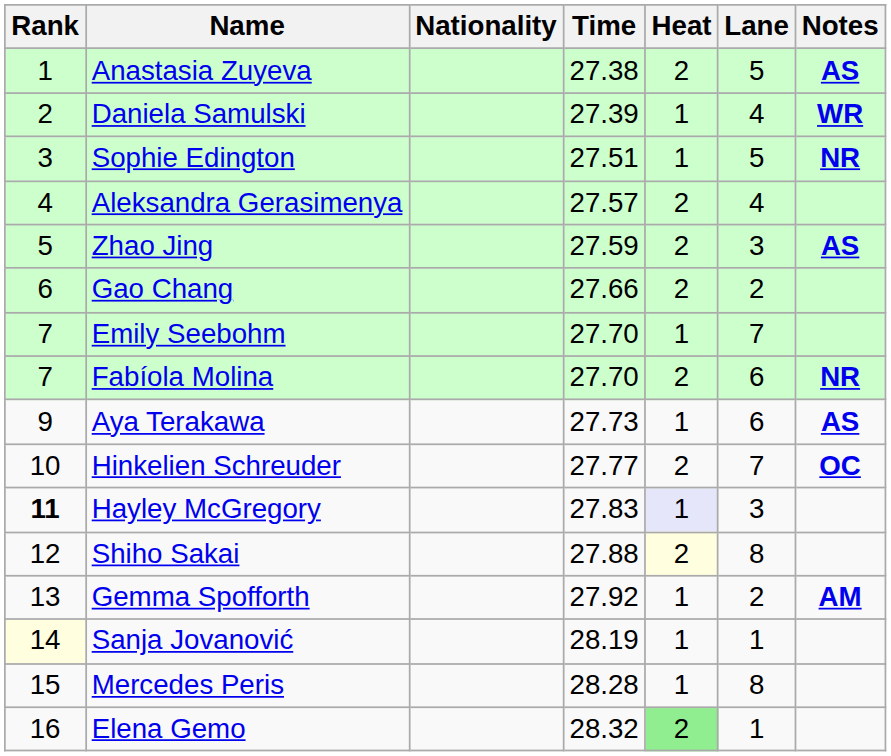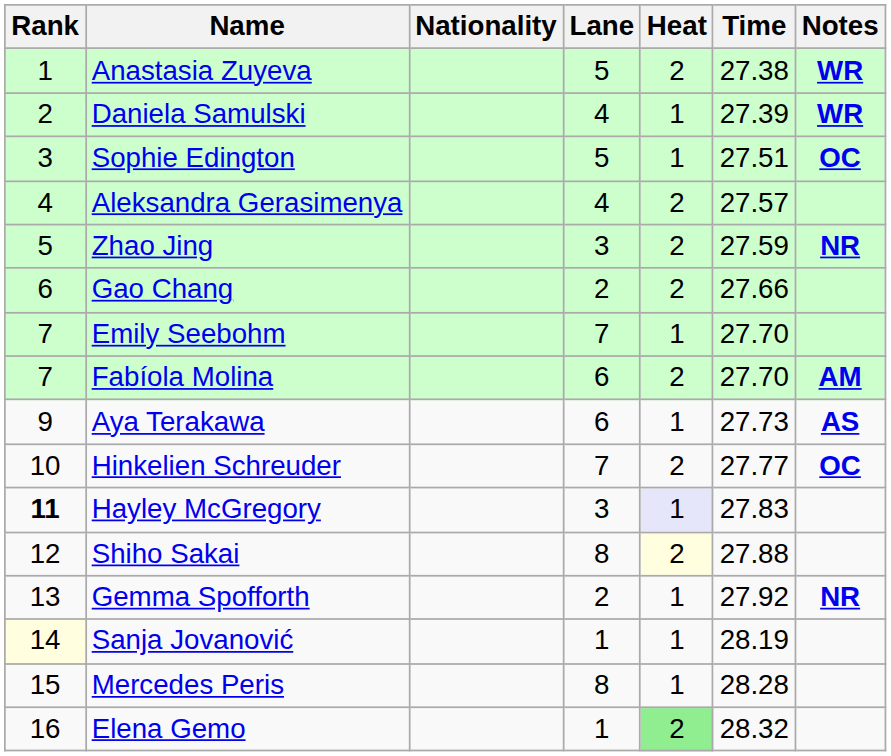columns swapped: (604, 26) <-> (757, 26)
(840, 70) AS -> (840, 70) WR
(840, 158) NR -> (840, 158) OC
(840, 245) AS -> (840, 245) NR
(840, 377) NR -> (840, 377) AM
(840, 597) AM -> (840, 597) NR
